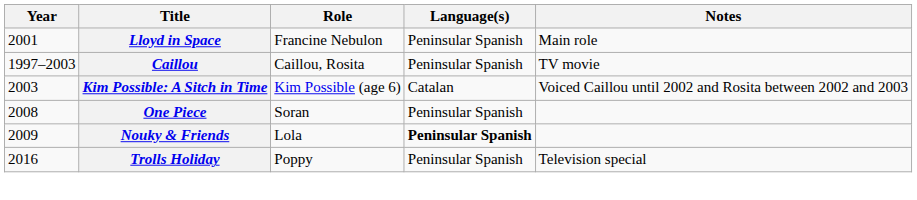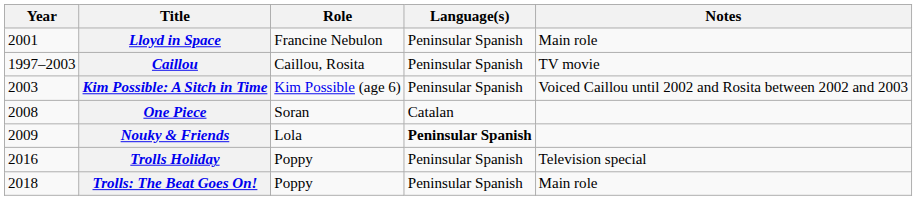(431, 87) Catalan -> (465, 87) Peninsular Spanish
(465, 111) Peninsular Spanish -> (431, 111) Catalan
+ row: (175, 183)
